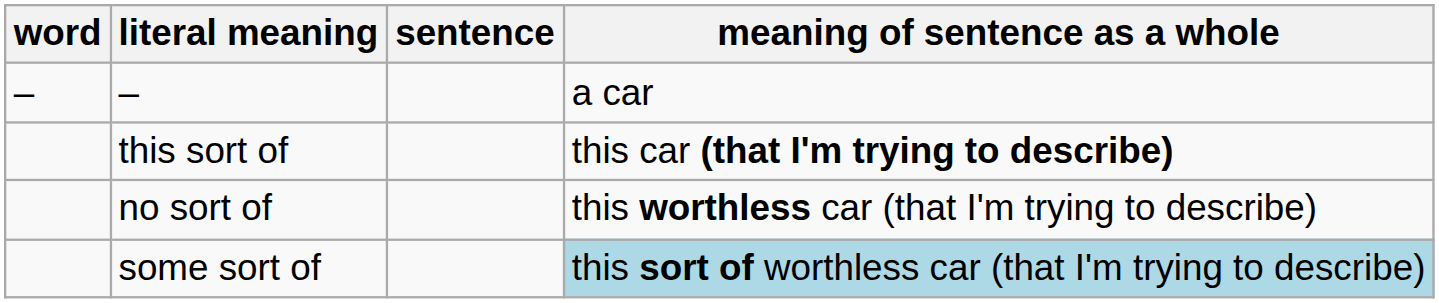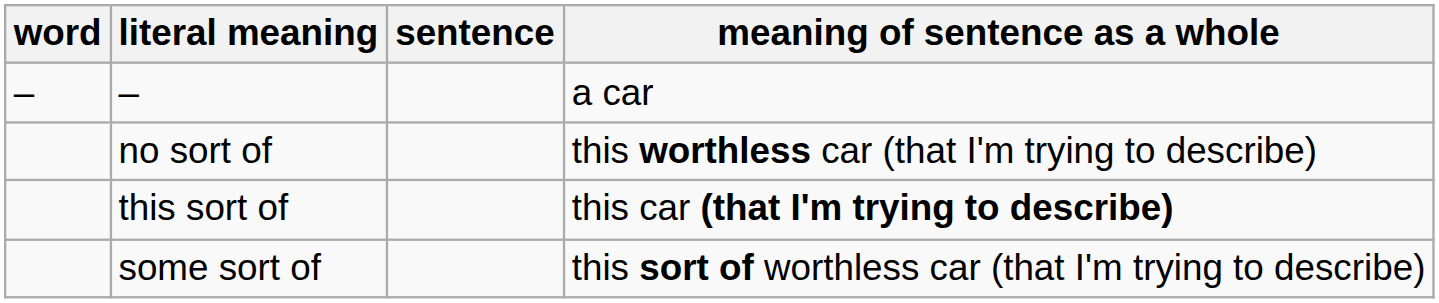rows swapped: (203, 150) <-> (195, 208)
(999, 267) lightblue background -> (999, 267) no background
